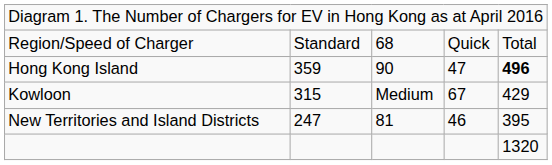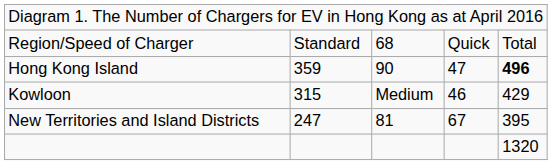(457, 95) 67 -> (457, 95) 46
(457, 120) 46 -> (457, 120) 67
